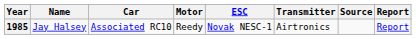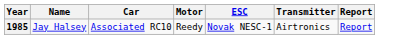- column: (356, 12)
